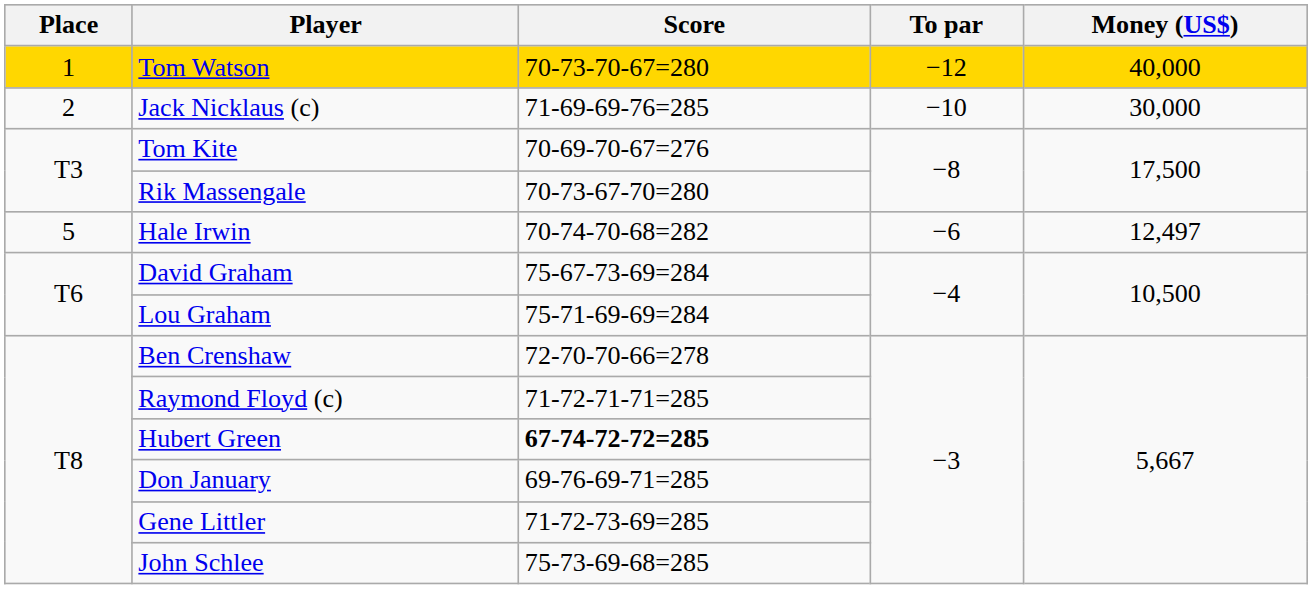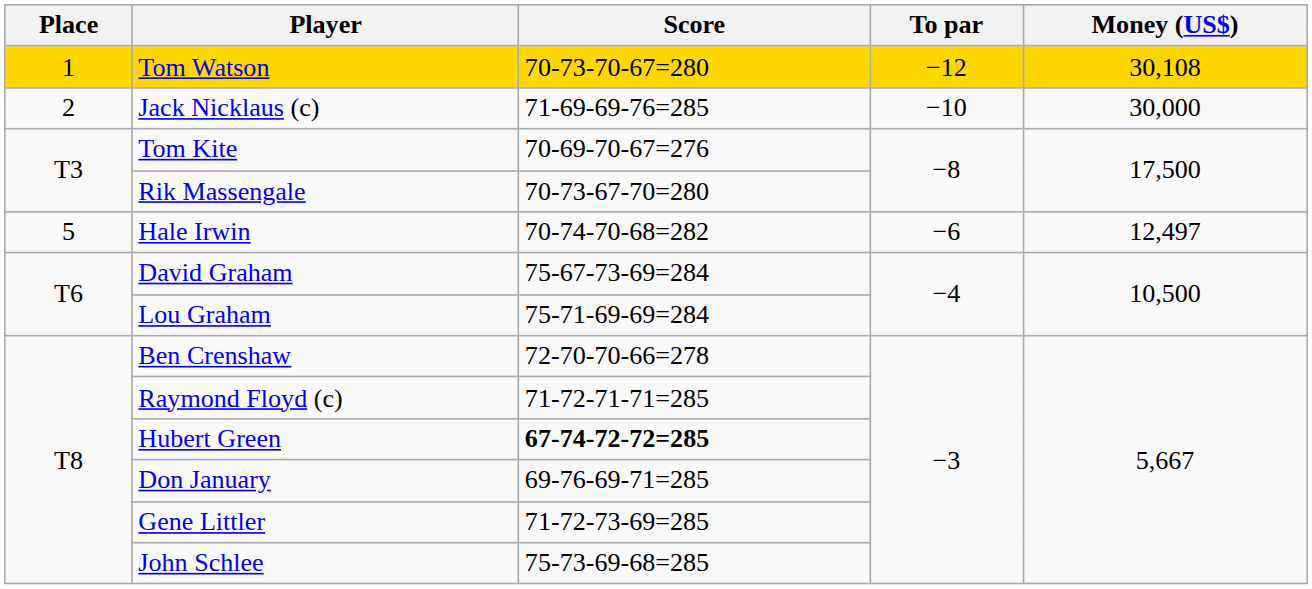(1165, 66) 40,000 -> (1165, 66) 30,108
